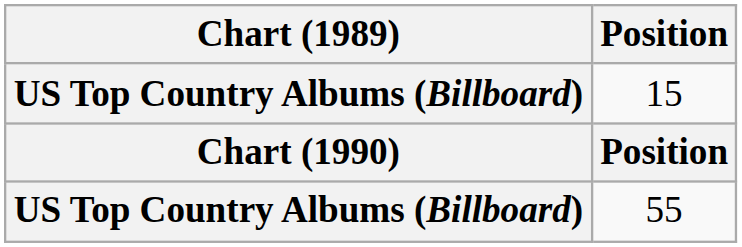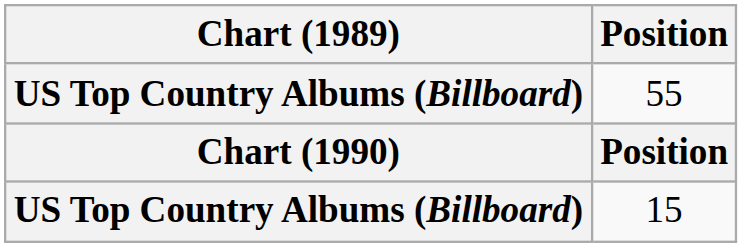rows swapped: (664, 92) <-> (664, 210)
